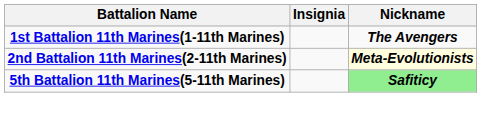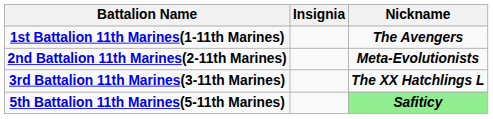(413, 59) lightyellow background -> (418, 59) no background
+ row: (147, 80)
